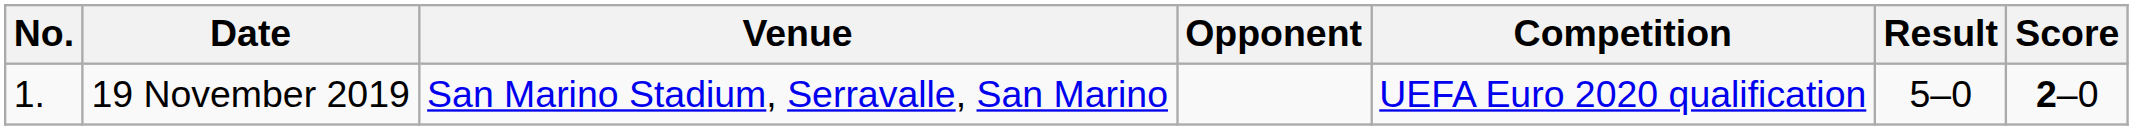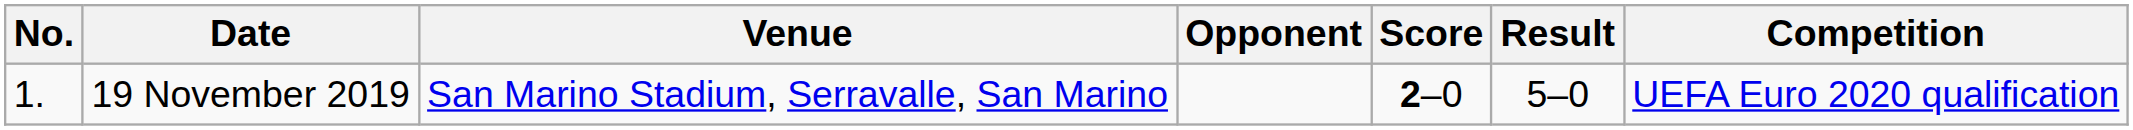columns swapped: (2067, 34) <-> (1623, 34)
